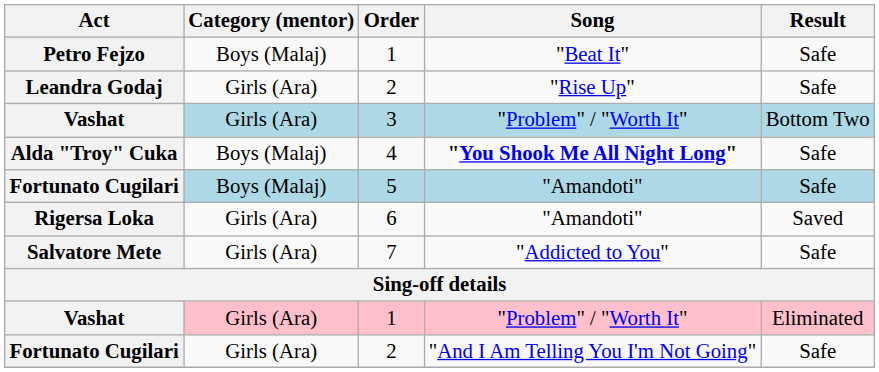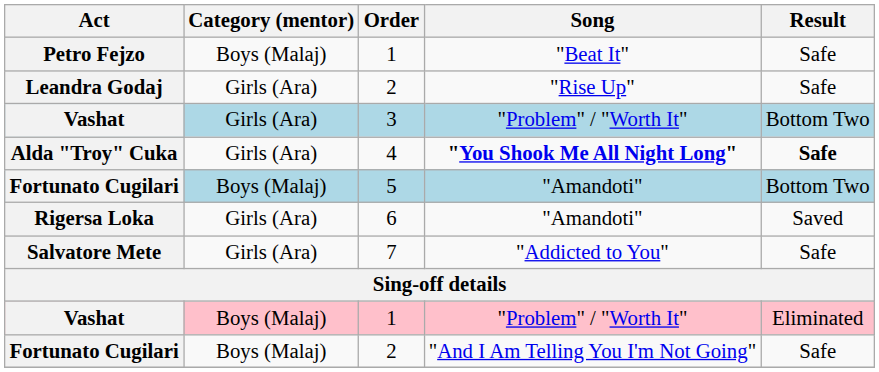(271, 152) Boys (Malaj) -> (271, 152) Girls (Ara)
(818, 152) normal -> (818, 152) bold
(818, 185) Safe -> (818, 185) Bottom Two
(271, 317) Girls (Ara) -> (271, 317) Boys (Malaj)
(271, 350) Girls (Ara) -> (271, 350) Boys (Malaj)
